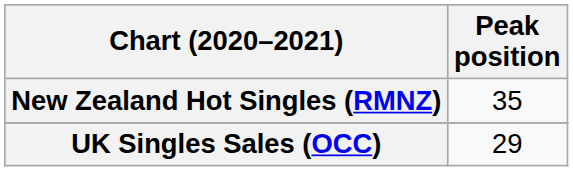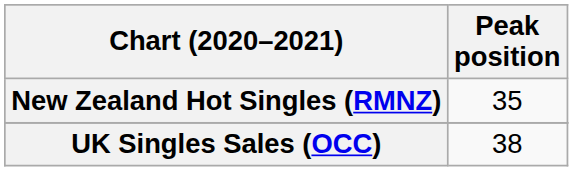(507, 143) 29 -> (507, 143) 38
